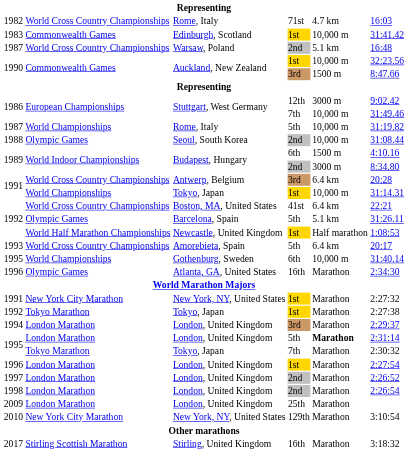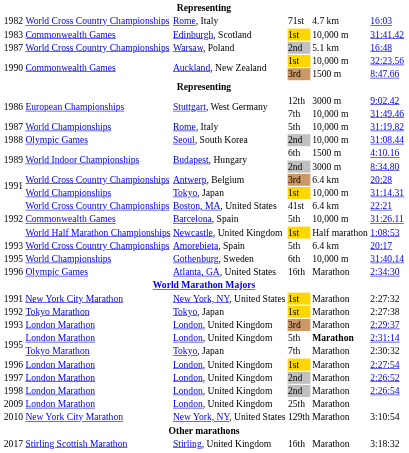(57, 219) Olympic Games -> (71, 219) Commonwealth Games
(326, 219) 5.1 km -> (330, 219) 10,000 m
(13, 325) 1994 -> (13, 325) 1993
